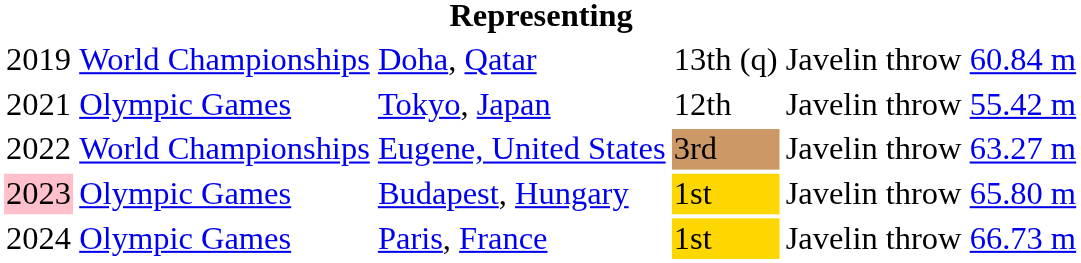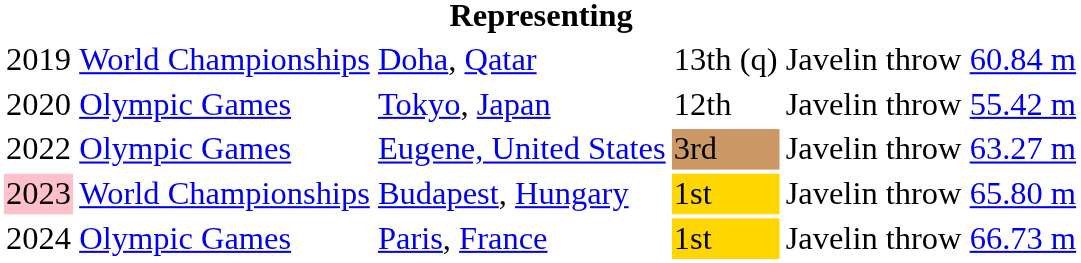(39, 104) 2021 -> (39, 104) 2020
(224, 148) World Championships -> (185, 148) Olympic Games
(185, 193) Olympic Games -> (224, 193) World Championships
